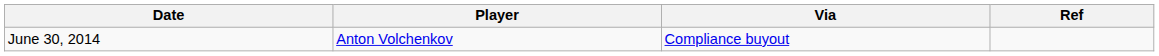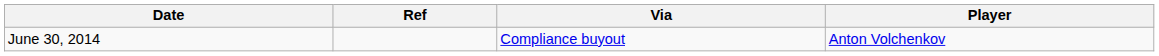columns swapped: (497, 16) <-> (1072, 16)
